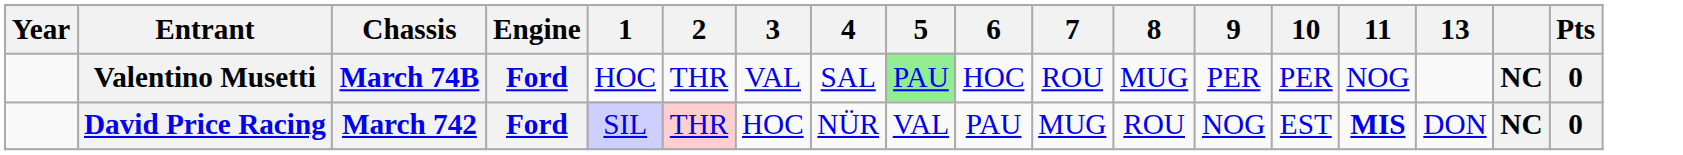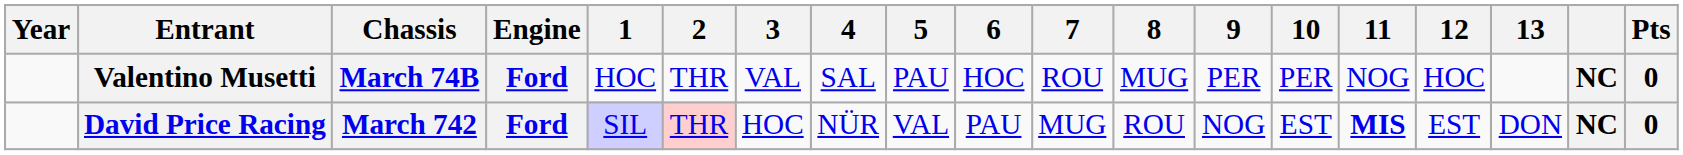+ column: (1454, 28)
(921, 77) lightgreen background -> (921, 77) no background
